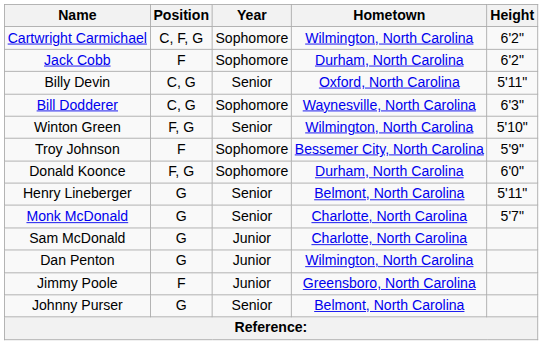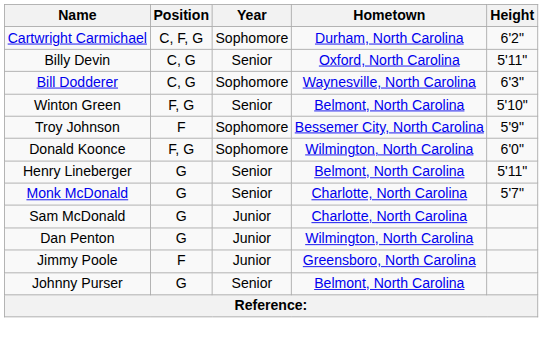(389, 37) Wilmington, North Carolina -> (389, 37) Durham, North Carolina
- row: (77, 60)
(389, 127) Wilmington, North Carolina -> (389, 104) Belmont, North Carolina
(389, 171) Durham, North Carolina -> (389, 149) Wilmington, North Carolina
